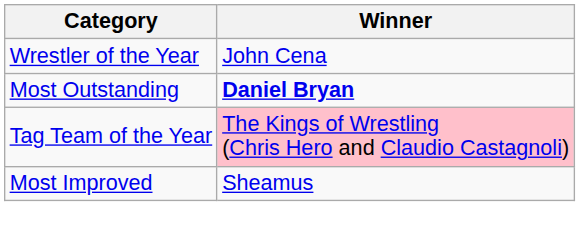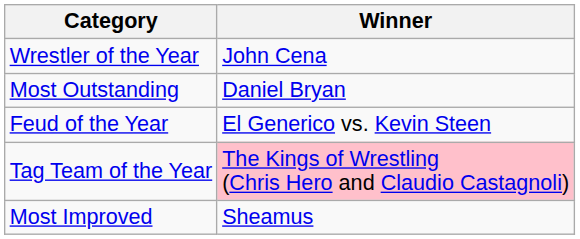(288, 90) bold -> (284, 90) normal
+ row: (89, 124)
